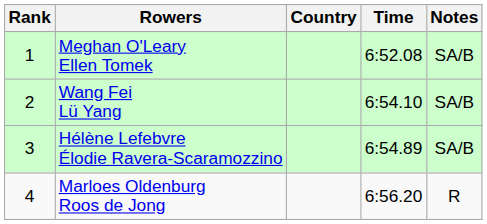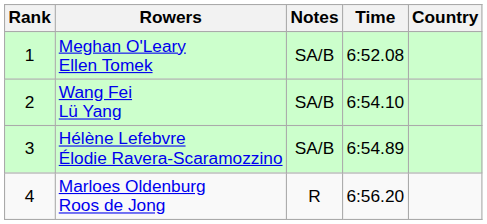columns swapped: (324, 18) <-> (454, 18)
